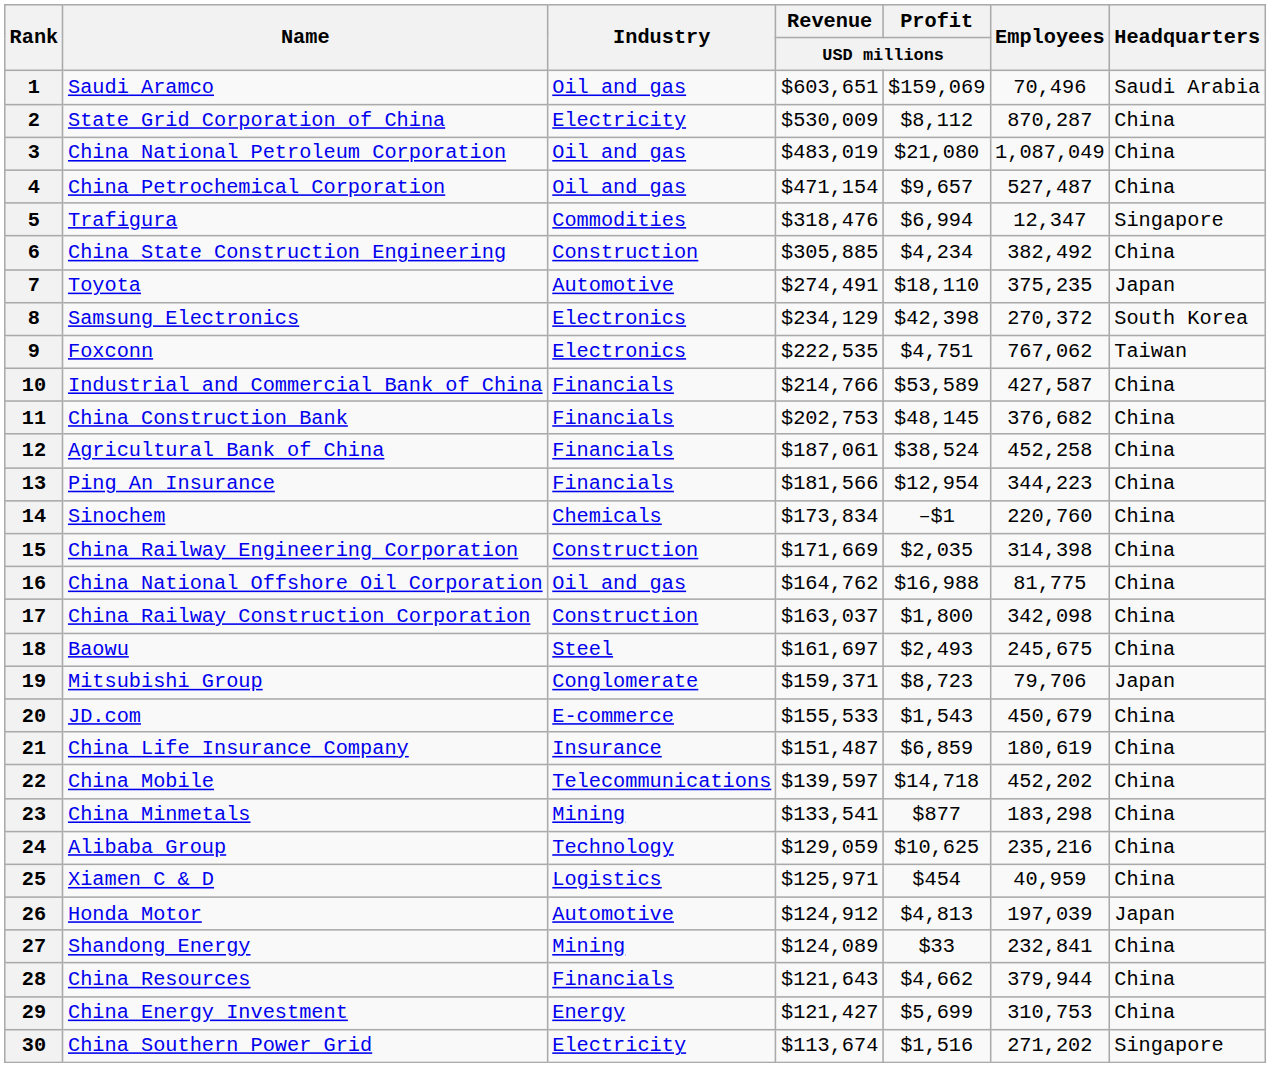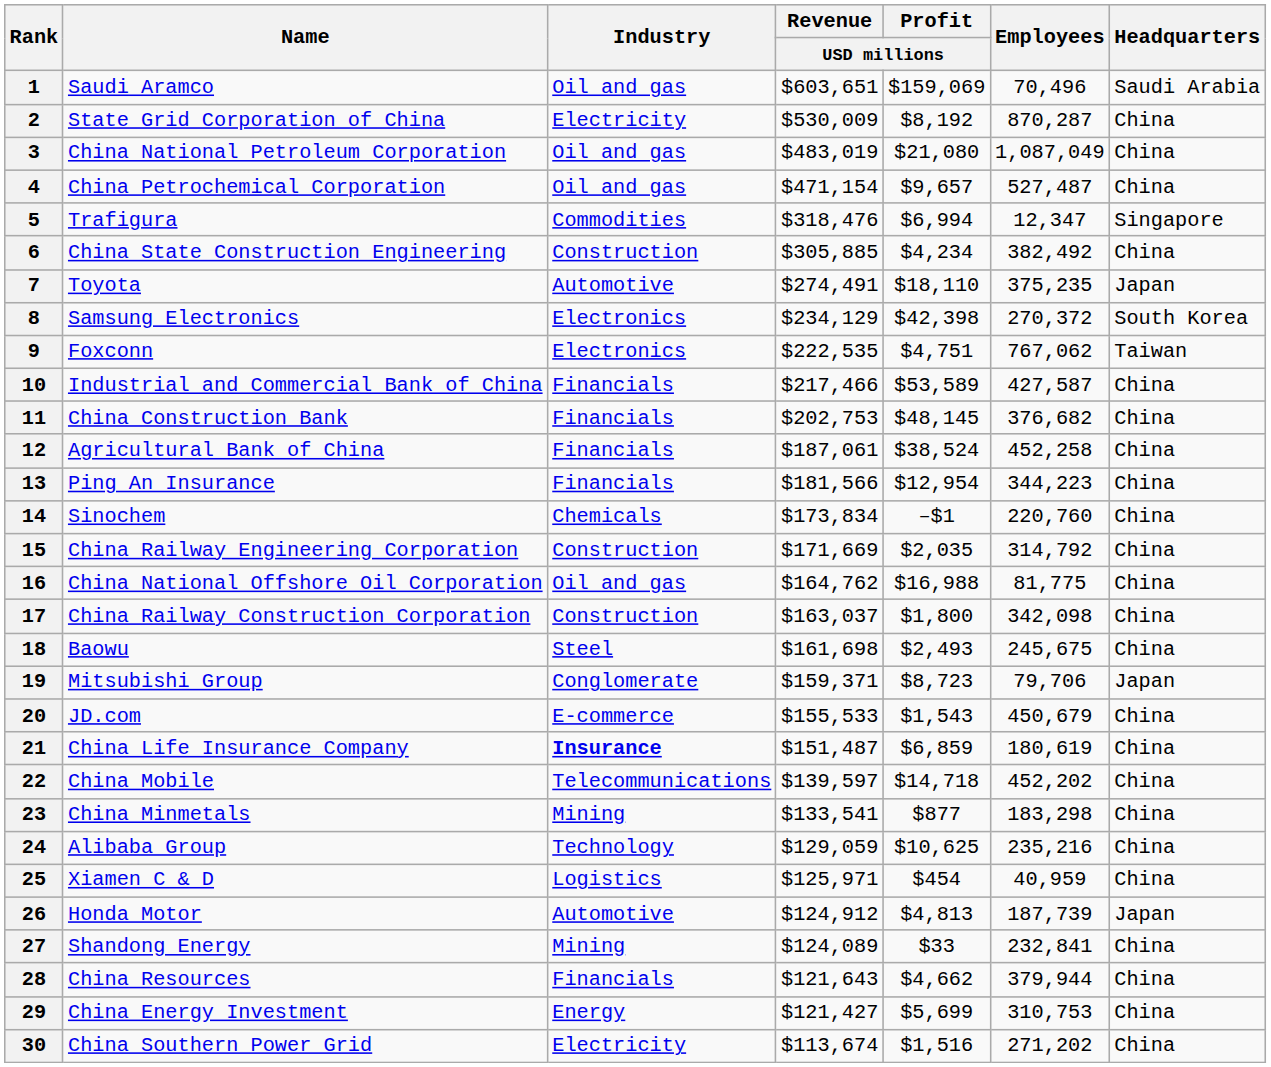(937, 120) $8,112 -> (937, 120) $8,192
(830, 385) $214,766 -> (830, 385) $217,466
(1050, 550) 314,398 -> (1050, 550) 314,792
(830, 649) $161,697 -> (830, 649) $161,698
(607, 748) normal -> (607, 748) bold
(1050, 914) 197,039 -> (1050, 914) 187,739
(1169, 1046) Singapore -> (1145, 1046) China
